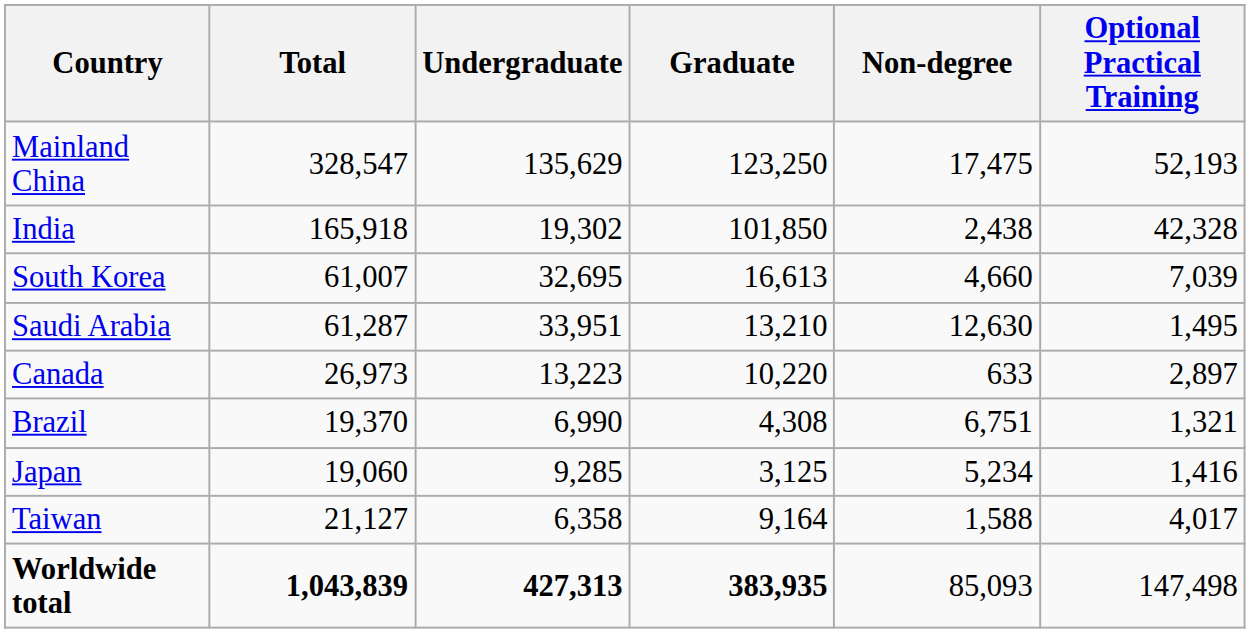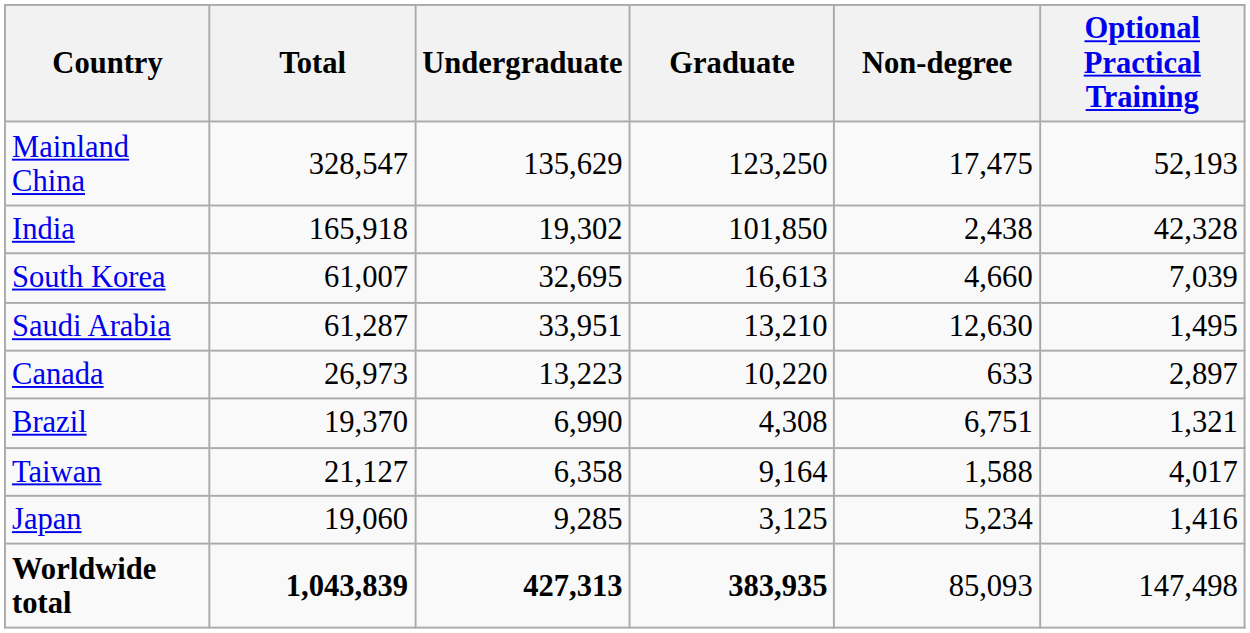rows swapped: (57, 519) <-> (47, 471)
